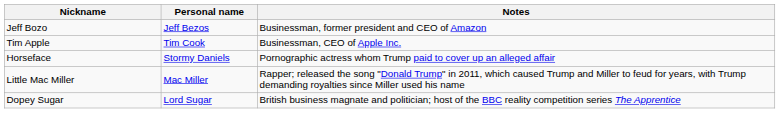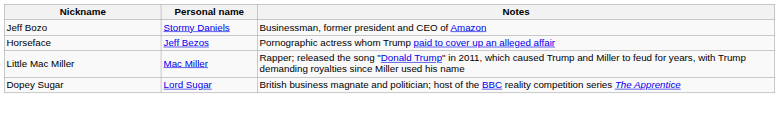(186, 27) Jeff Bezos -> (197, 27) Stormy Daniels
- row: (28, 43)
(197, 58) Stormy Daniels -> (186, 43) Jeff Bezos
